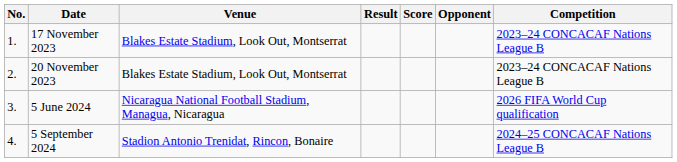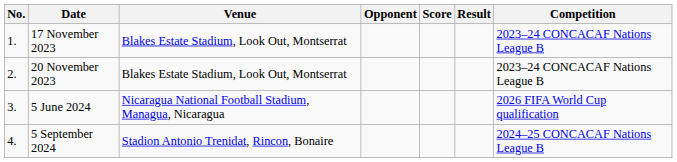columns swapped: (464, 14) <-> (381, 14)
